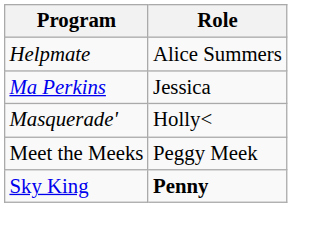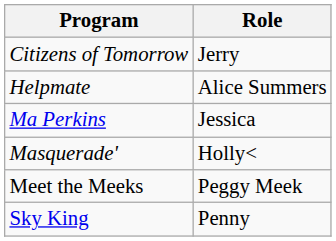+ row: (99, 53)
(181, 185) bold -> (224, 218) normal
